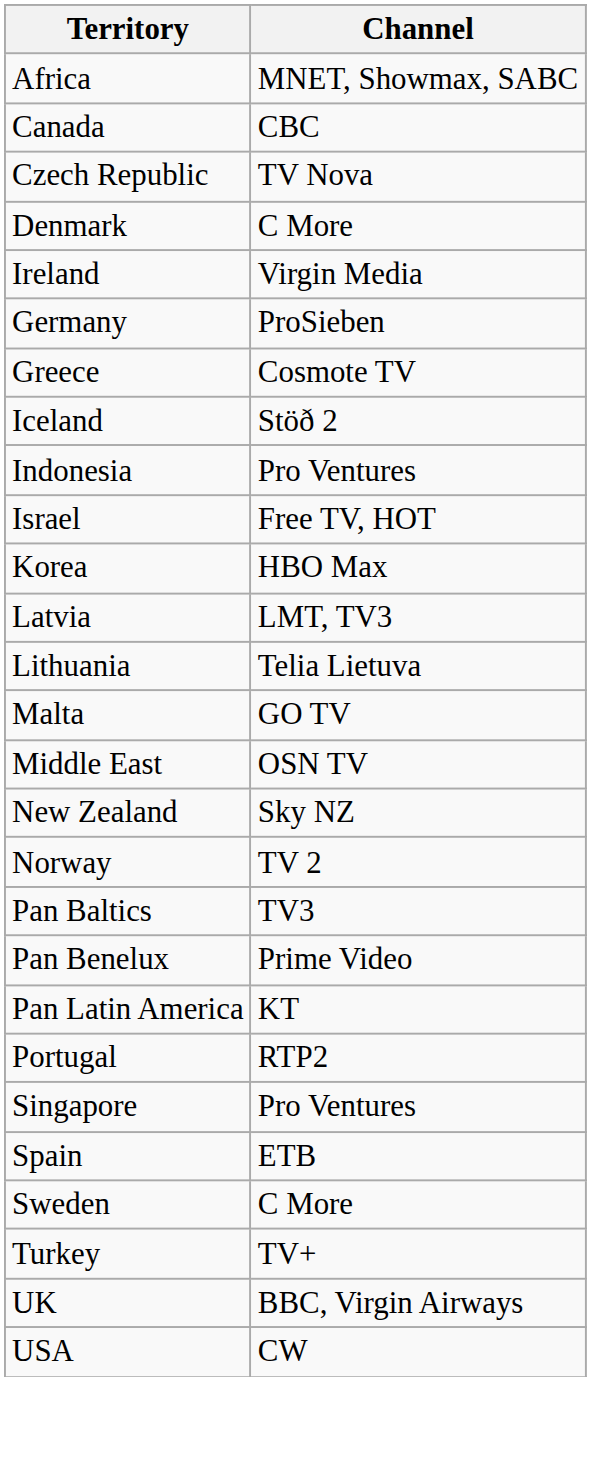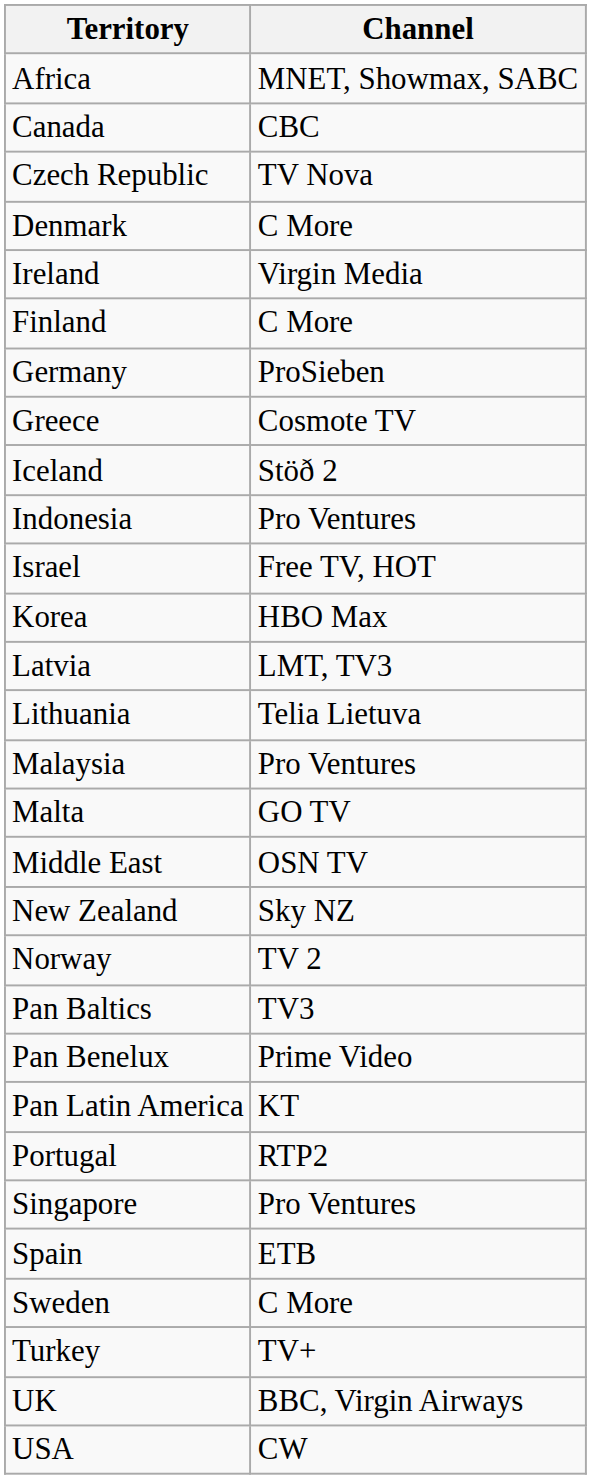+ row: (59, 322)
+ row: (69, 763)
